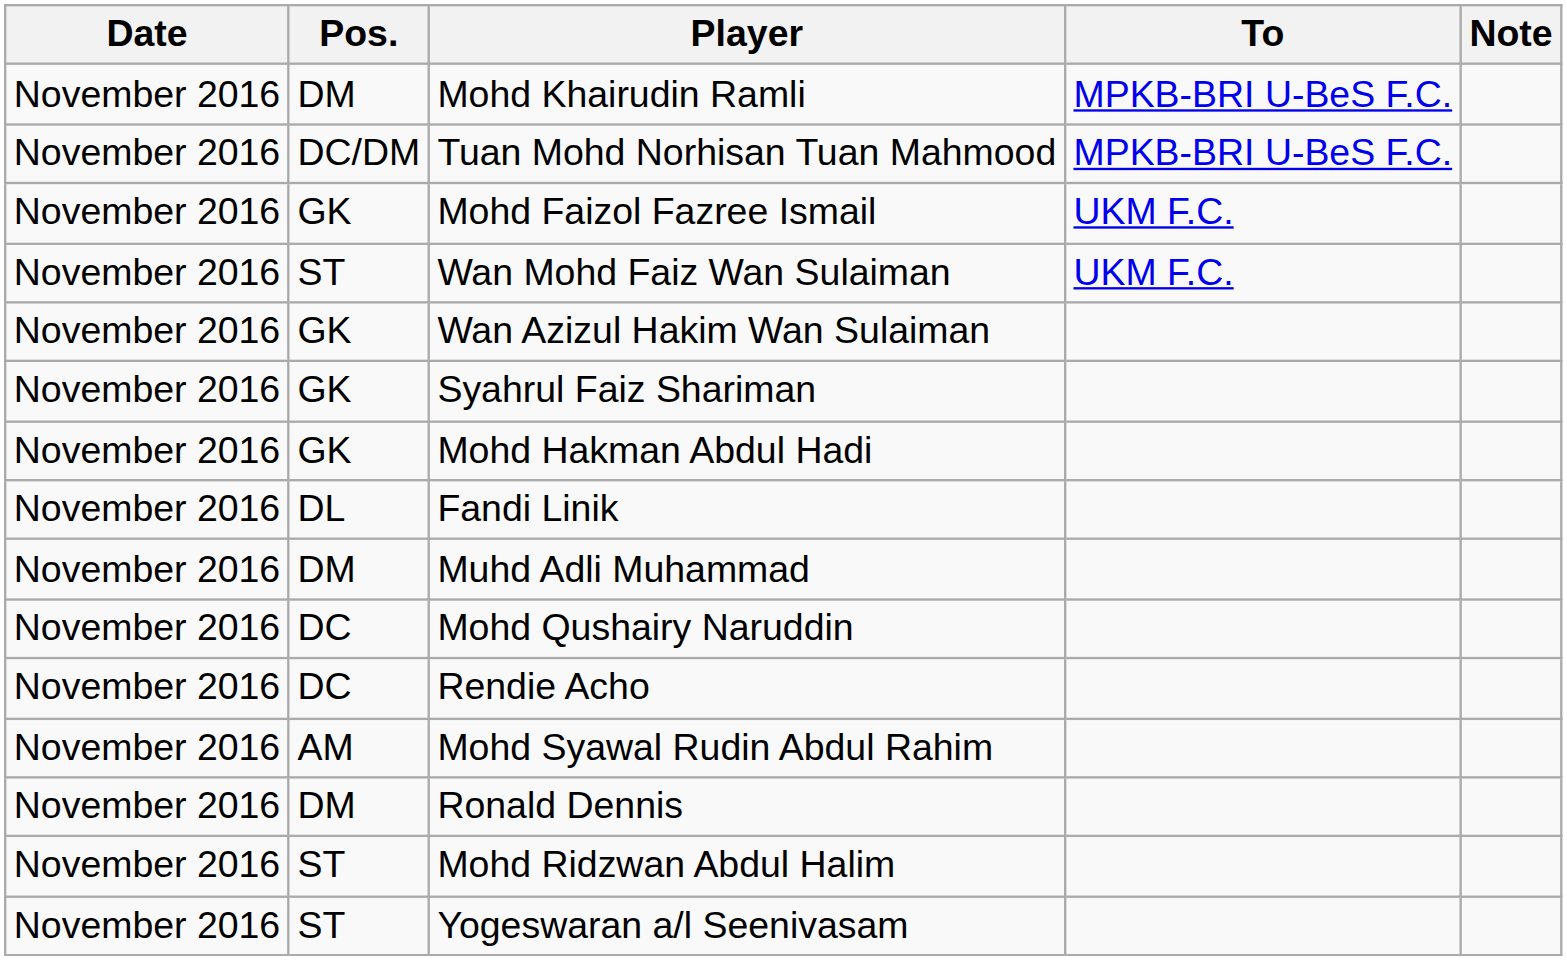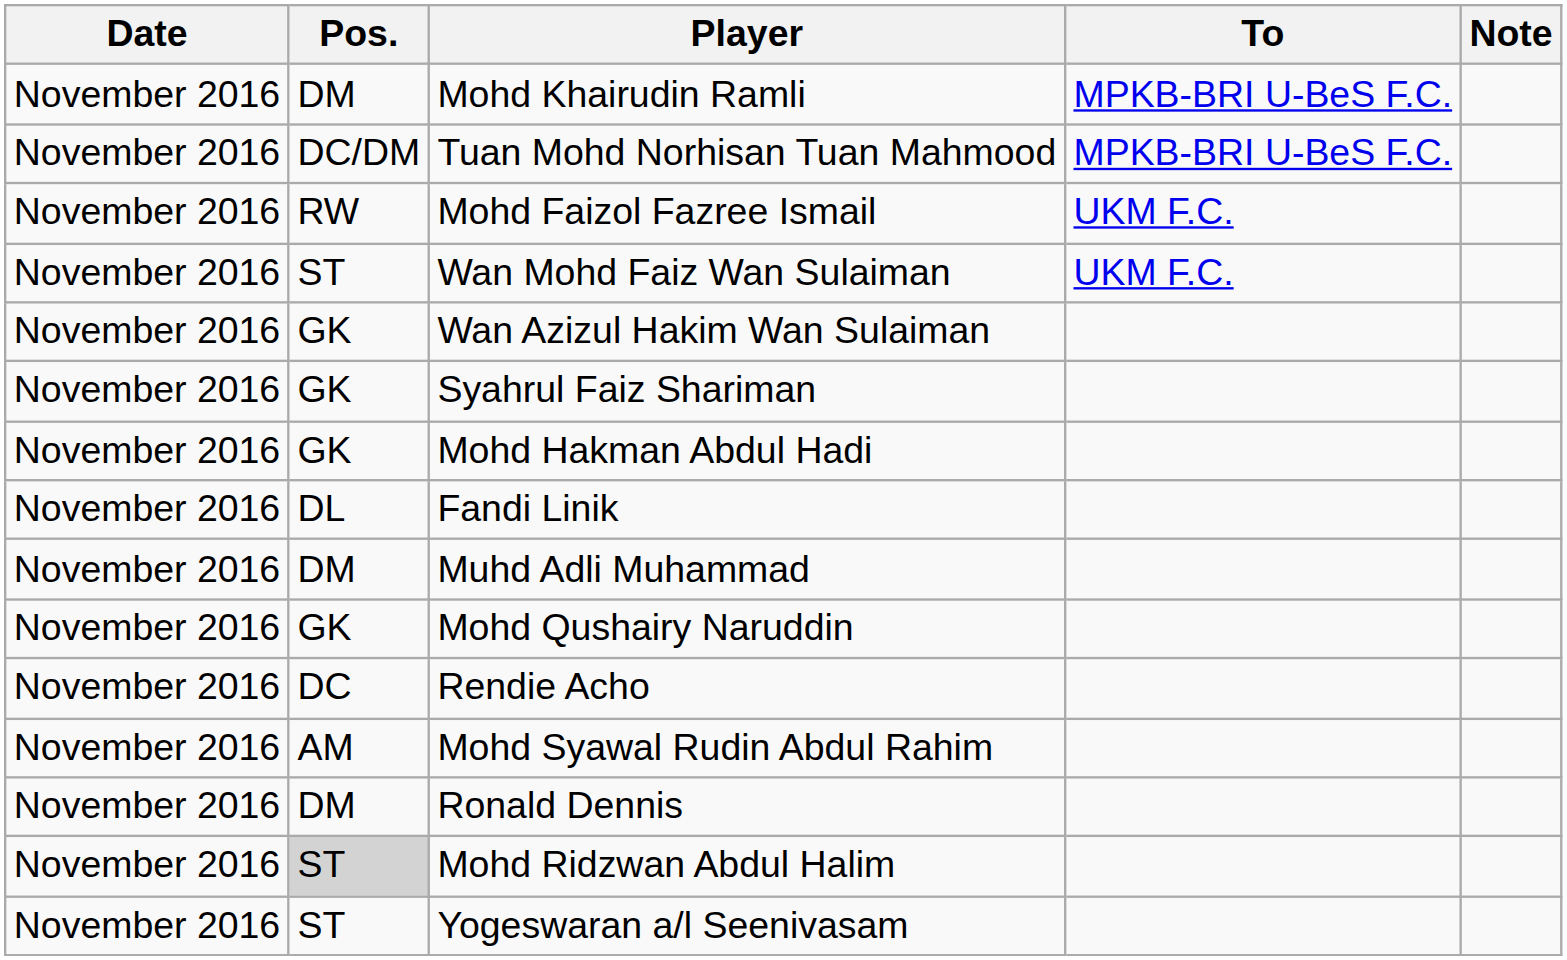(325, 212) GK -> (328, 212) RW
(324, 627) DC -> (325, 627) GK
(321, 865) no background -> (321, 865) lightgrey background
